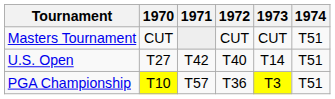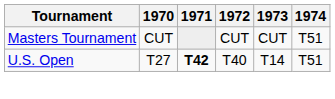(197, 61) normal -> (197, 61) bold
- row: (69, 83)
